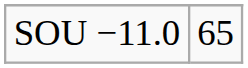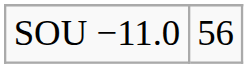(216, 33) 65 -> (216, 33) 56
